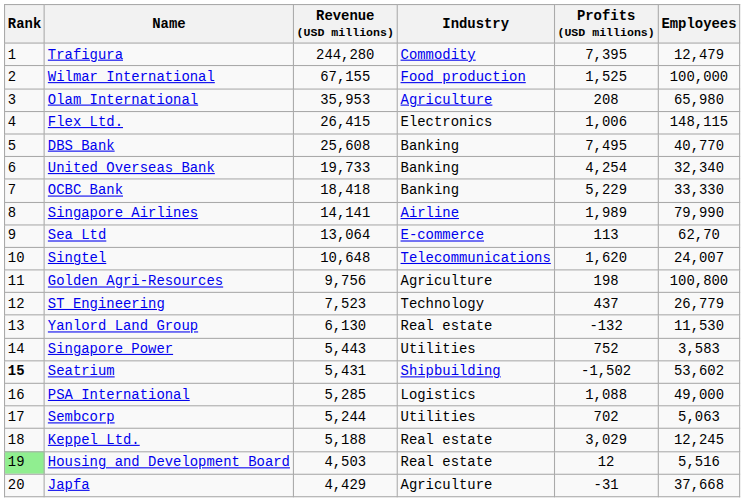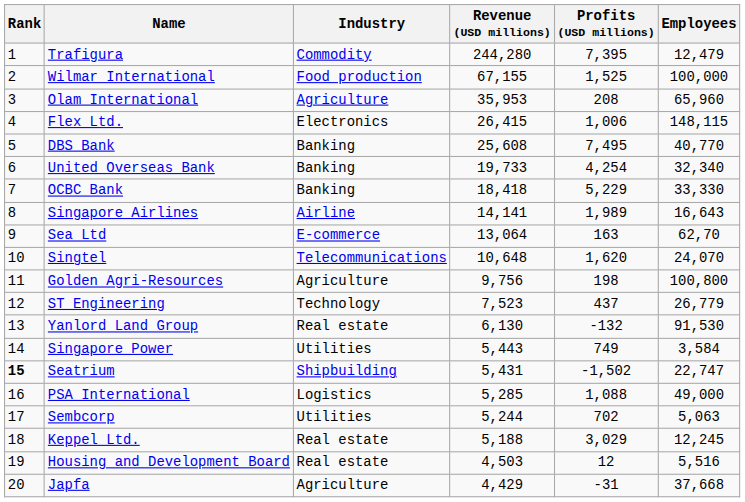columns swapped: (476, 24) <-> (345, 23)
(699, 100) 65,980 -> (699, 100) 65,960
(699, 213) 79,990 -> (699, 213) 16,643
(606, 236) 113 -> (606, 236) 163
(699, 259) 24,007 -> (699, 259) 24,070
(699, 327) 11,530 -> (699, 327) 91,530
(606, 349) 752 -> (606, 349) 749
(699, 349) 3,583 -> (699, 349) 3,584
(699, 372) 53,602 -> (699, 372) 22,747
(16, 463) lightgreen background -> (16, 463) no background
